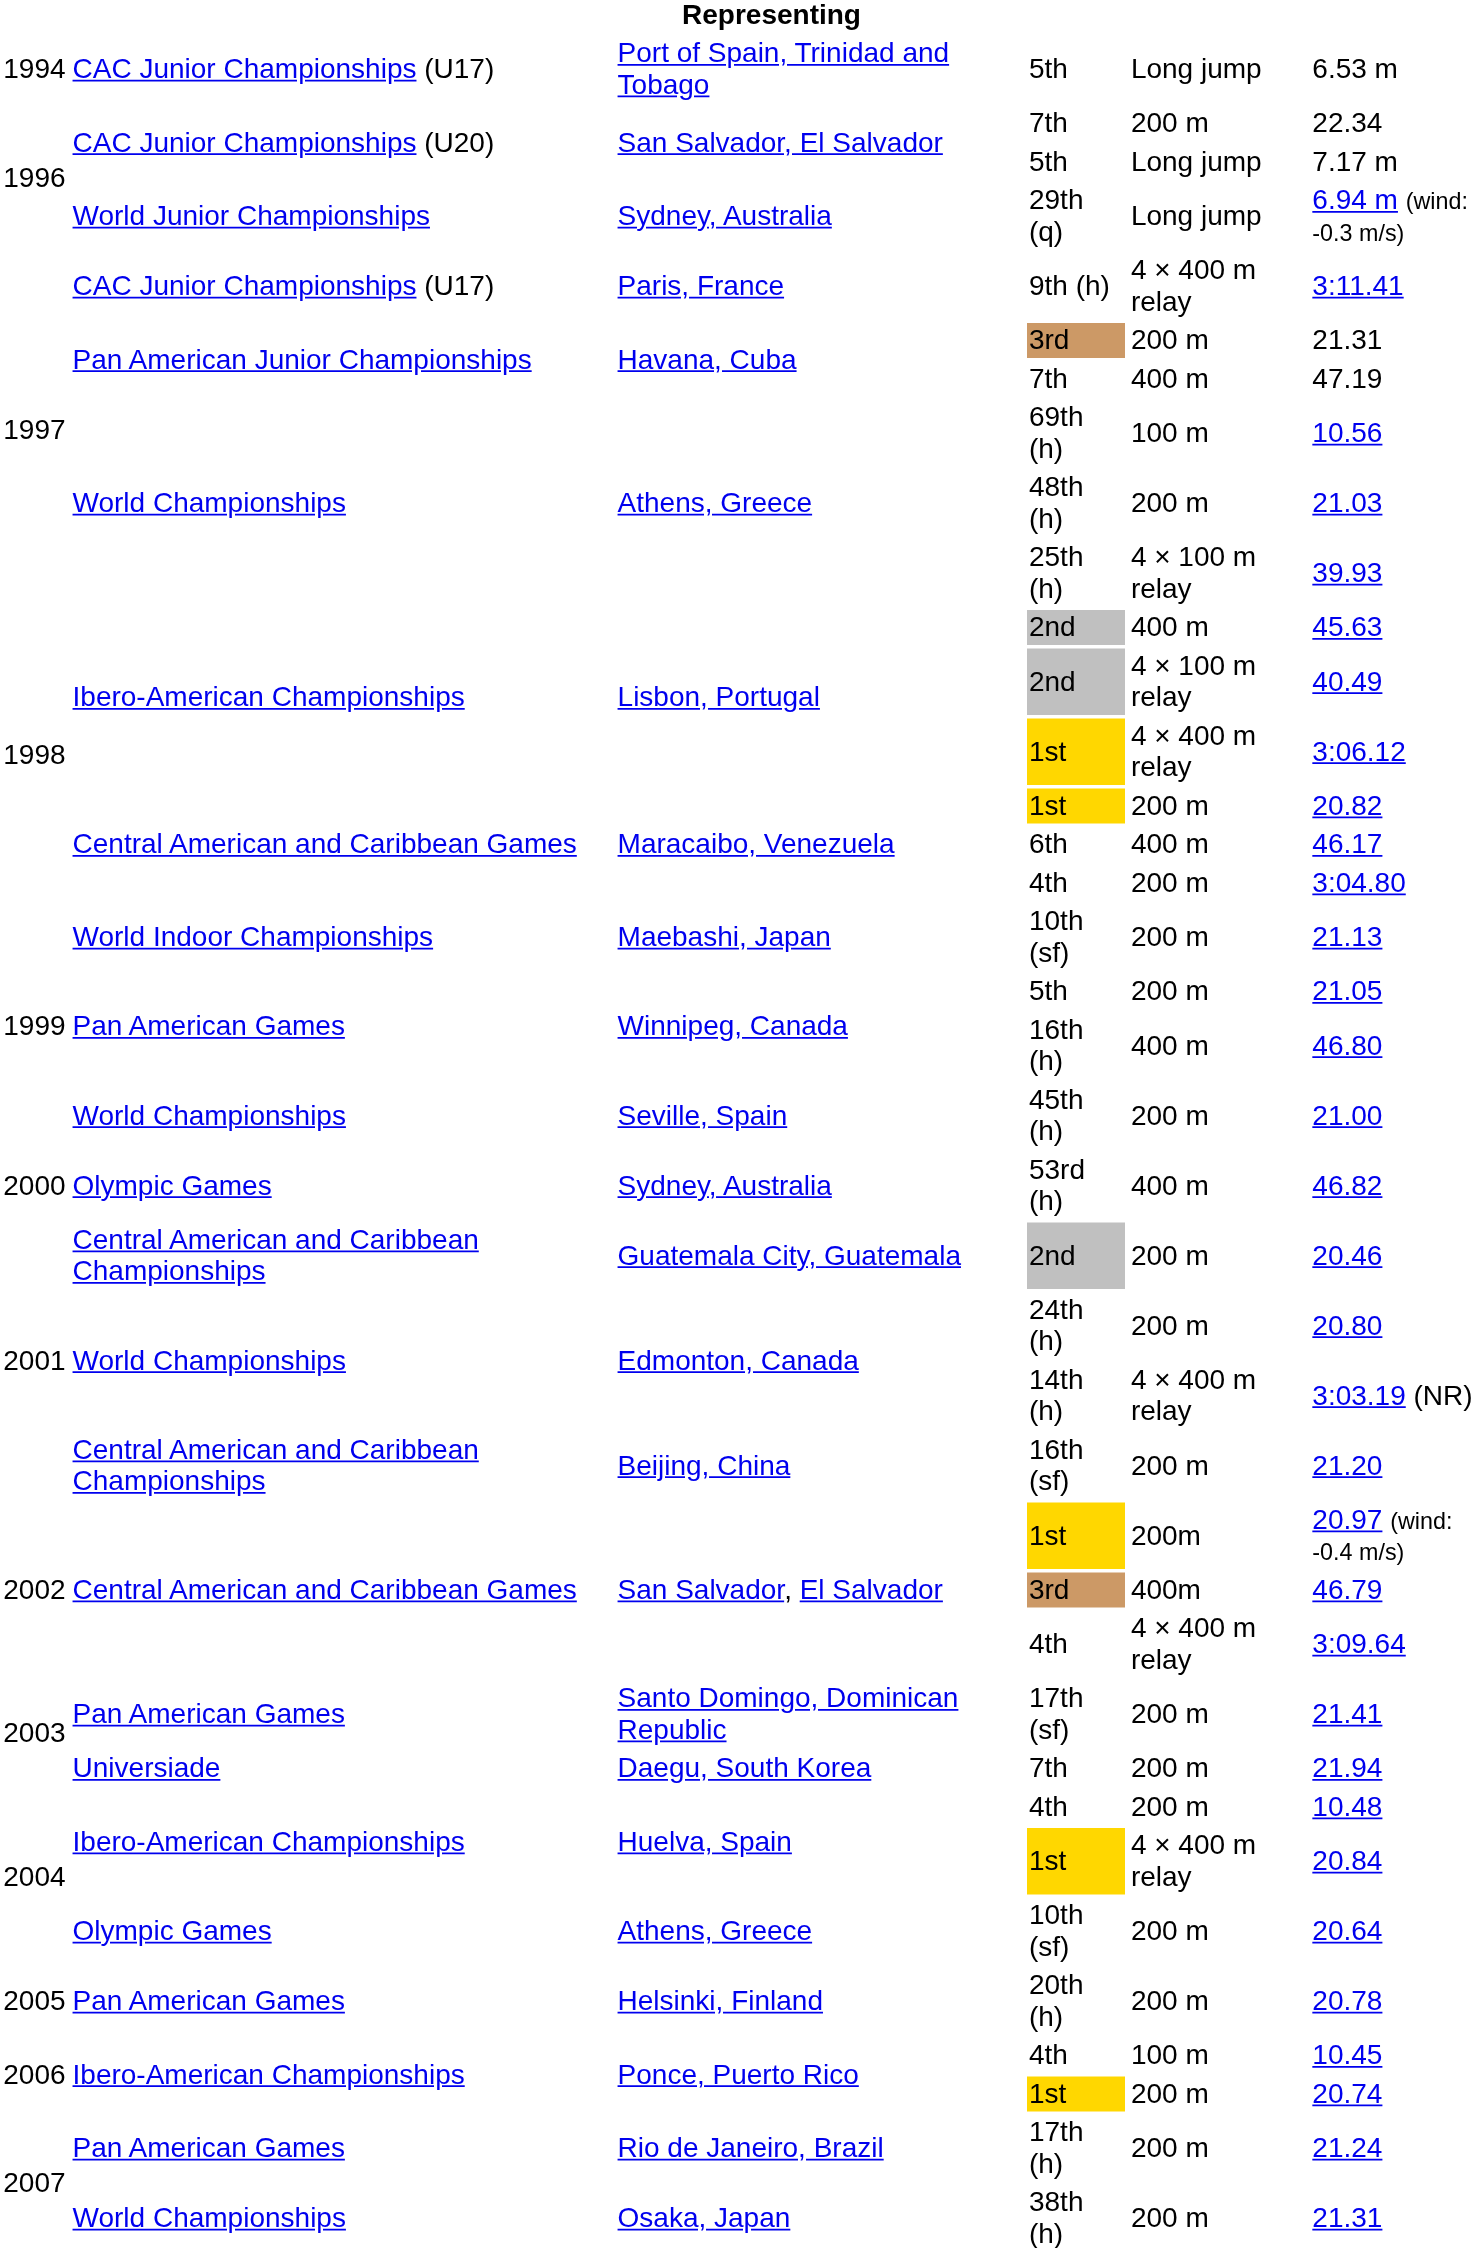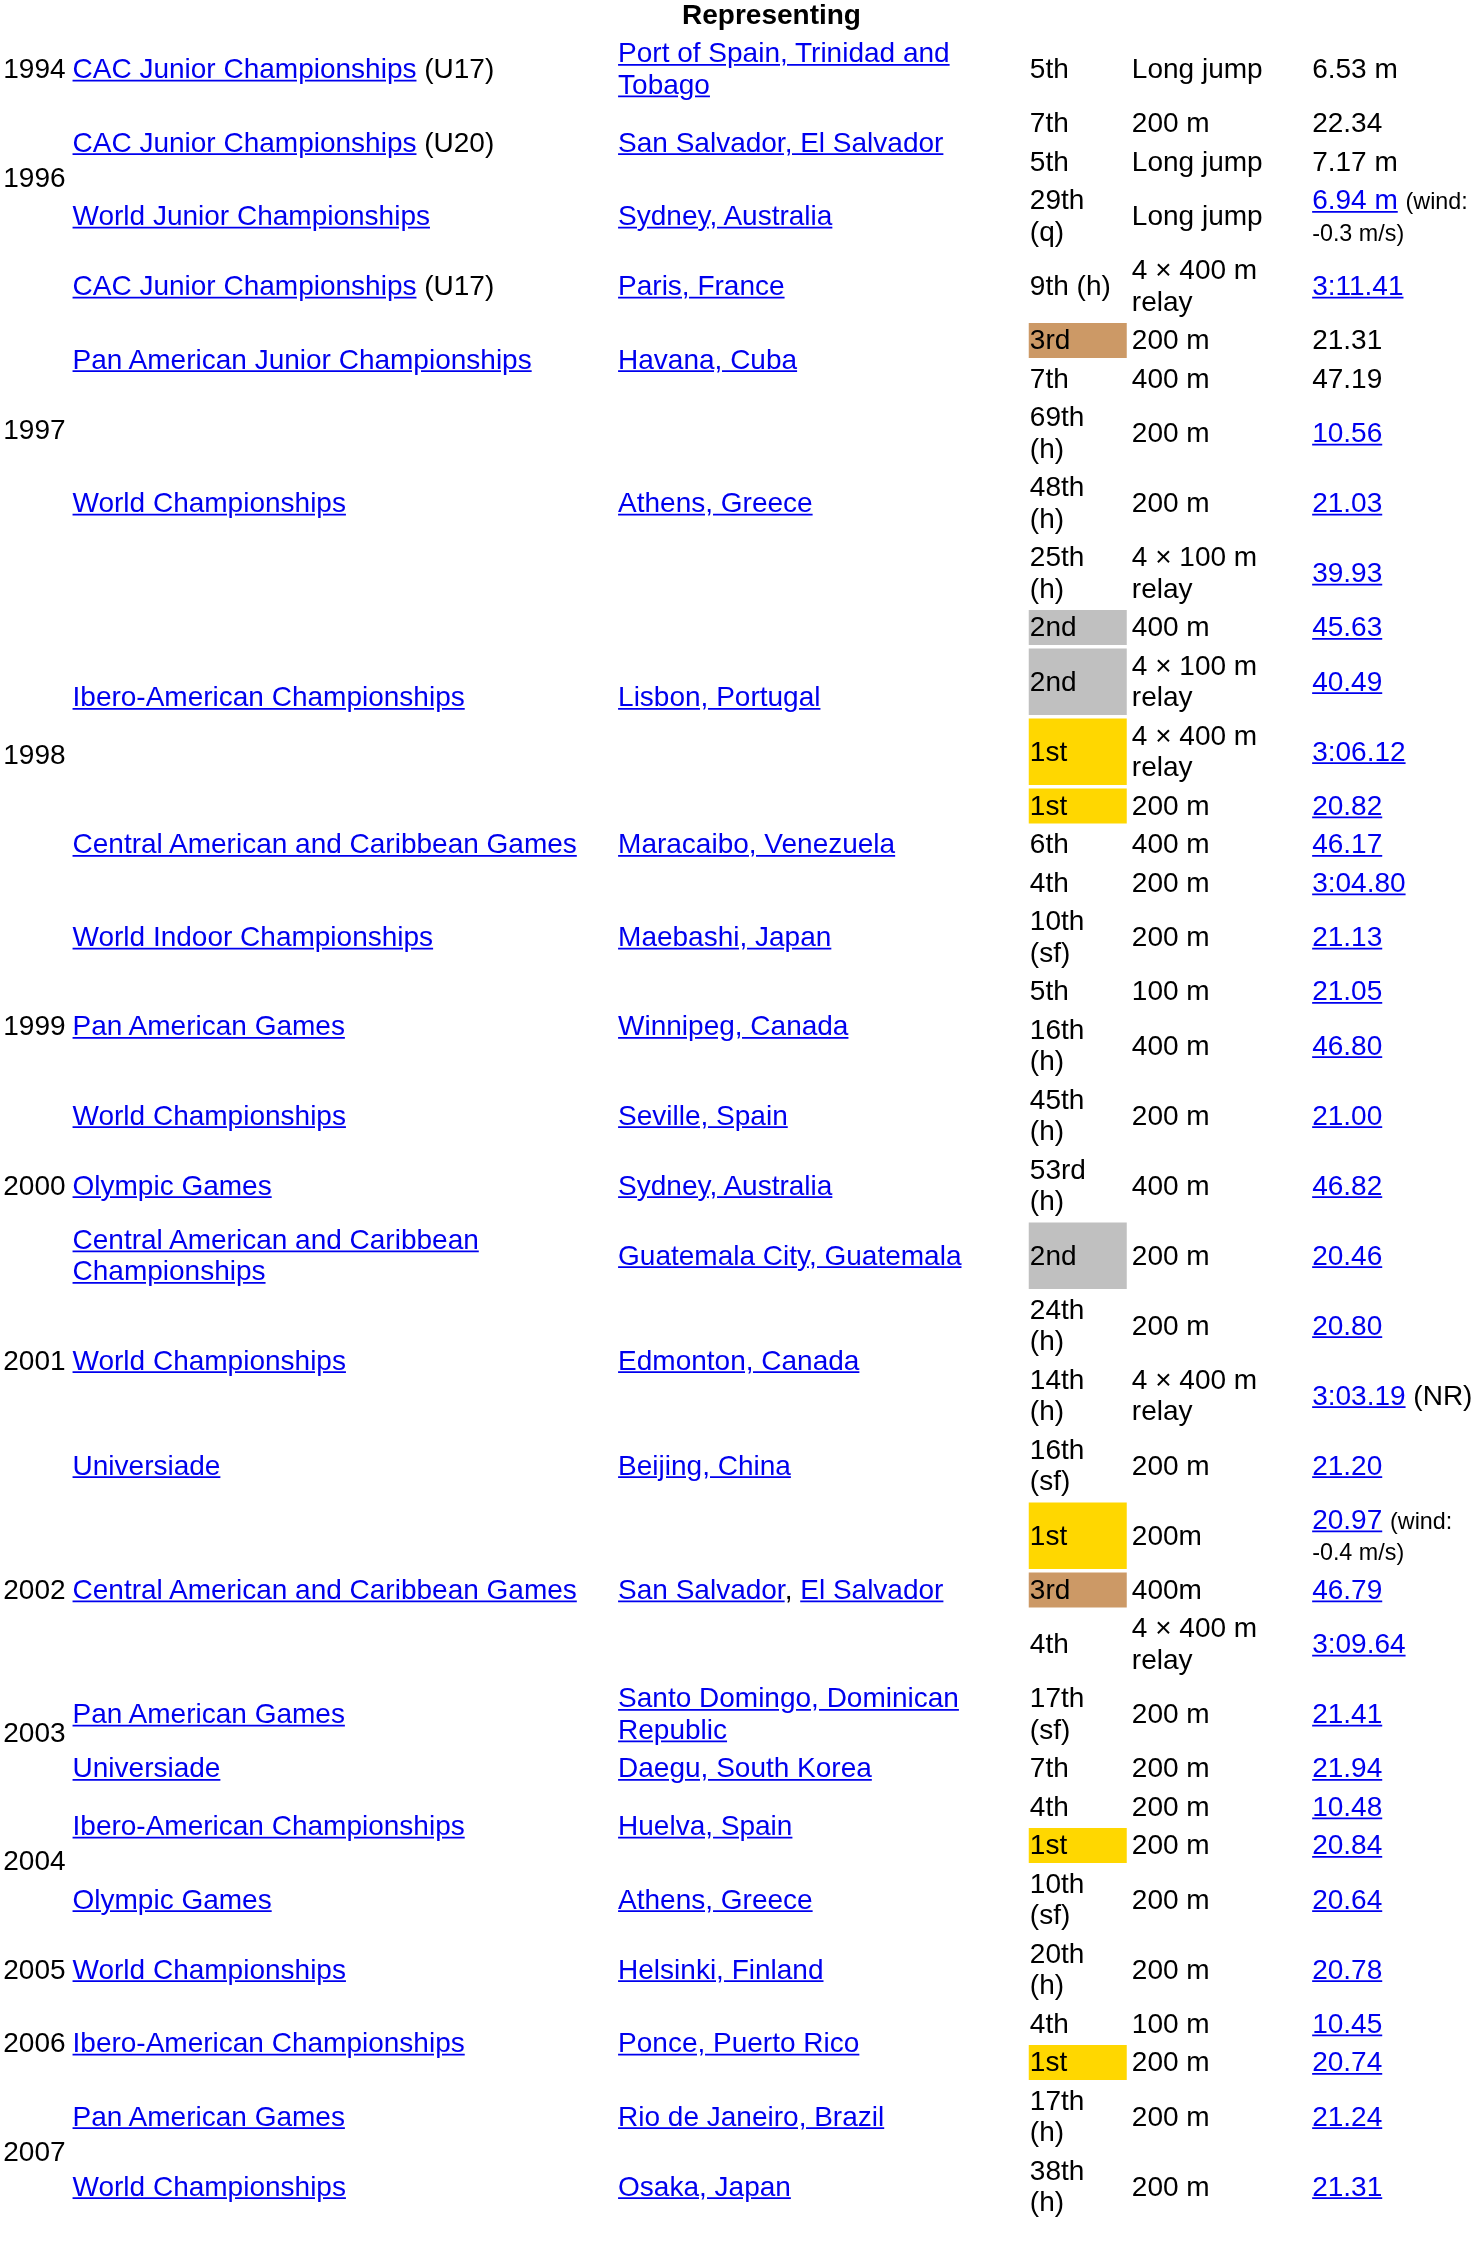(1170, 432) 100 m -> (1171, 432) 200 m
(1170, 991) 200 m -> (1171, 991) 100 m
(276, 1465) Central American and Caribbean Championships -> (146, 1465) Universiade
(1194, 1860) 4 × 400 m relay -> (1171, 1845) 200 m
(209, 2000) Pan American Games -> (209, 1969) World Championships
